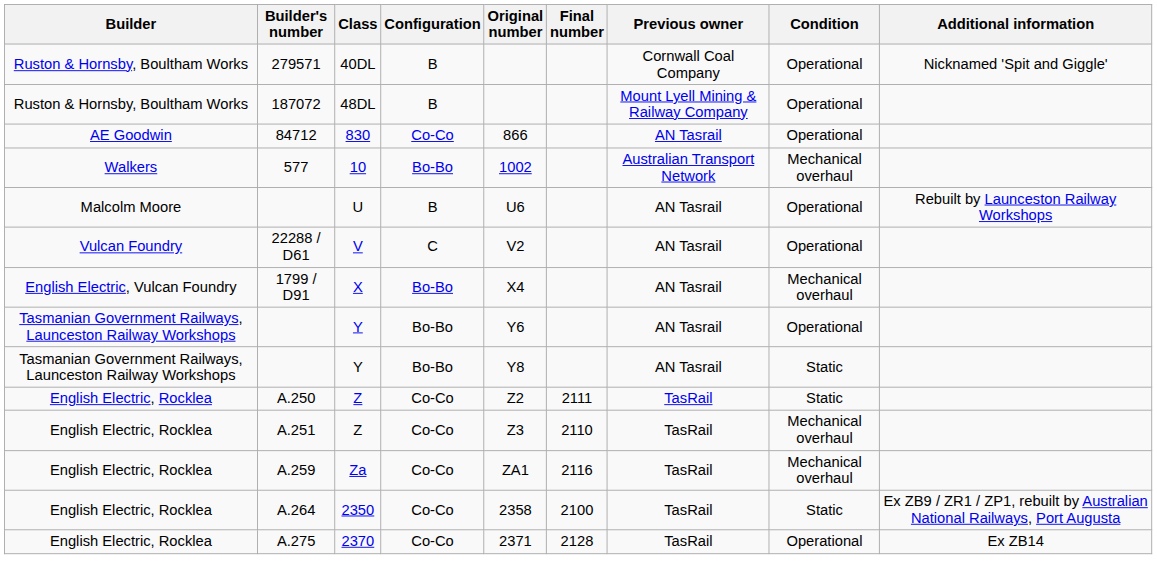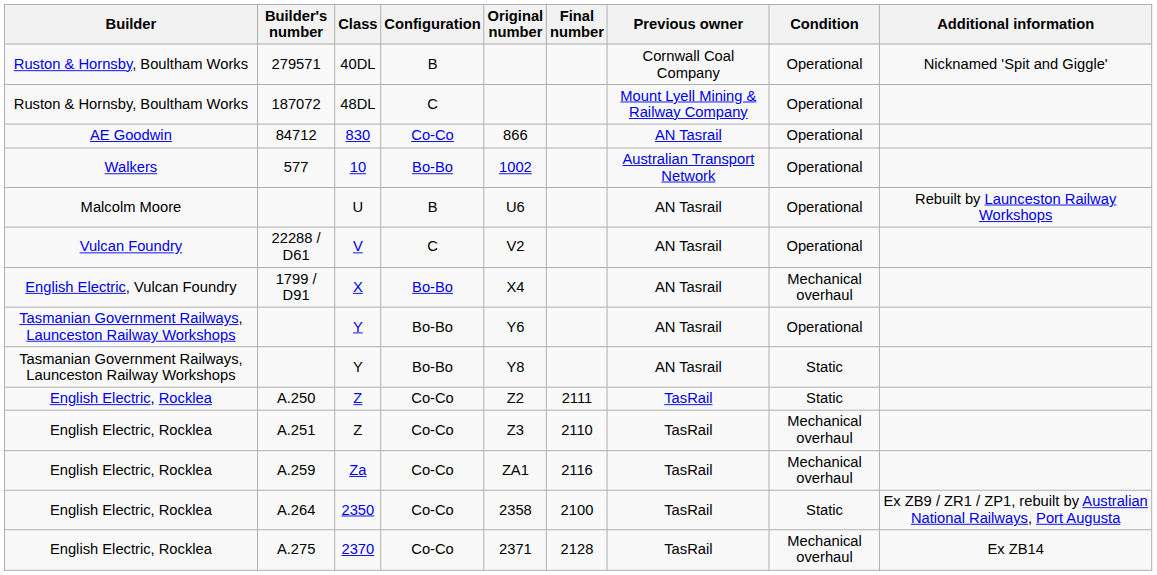(433, 104) B -> (433, 104) C
(824, 167) Mechanical overhaul -> (824, 167) Operational
(824, 541) Operational -> (824, 550) Mechanical overhaul
